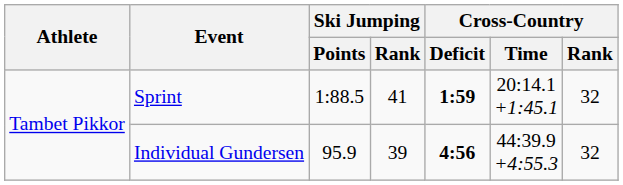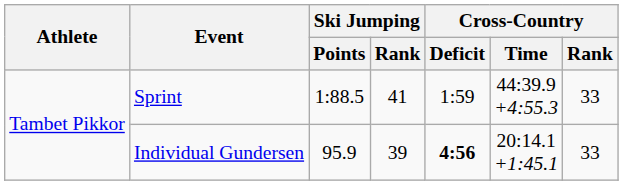(457, 97) bold -> (457, 97) normal
(526, 97) 20:14.1 +1:45.1 -> (526, 97) 44:39.9 +4:55.3
(590, 97) 32 -> (590, 97) 33
(526, 152) 44:39.9 +4:55.3 -> (526, 152) 20:14.1 +1:45.1
(590, 152) 32 -> (590, 152) 33
